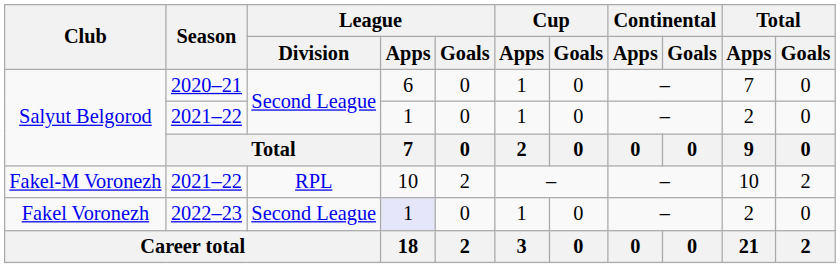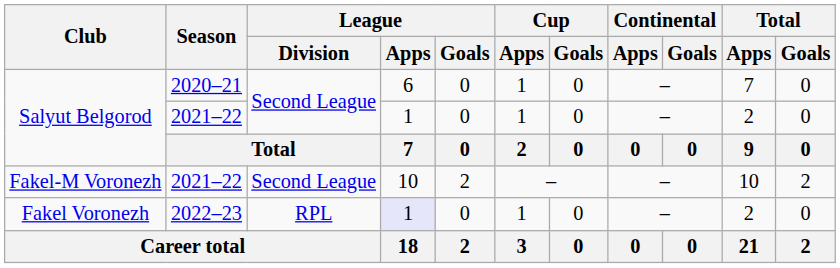(314, 181) RPL -> (314, 181) Second League
(314, 213) Second League -> (314, 213) RPL
